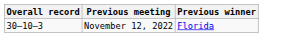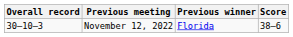+ column: (273, 11)
